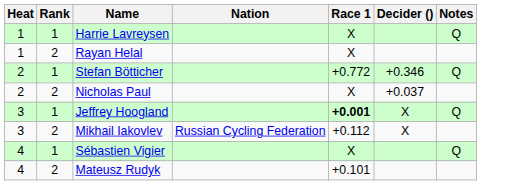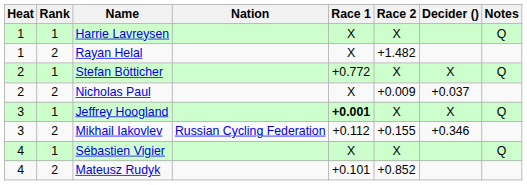+ column: (397, 14)
(405, 72) +0.346 -> (450, 72) X
(405, 131) X -> (450, 131) +0.346
